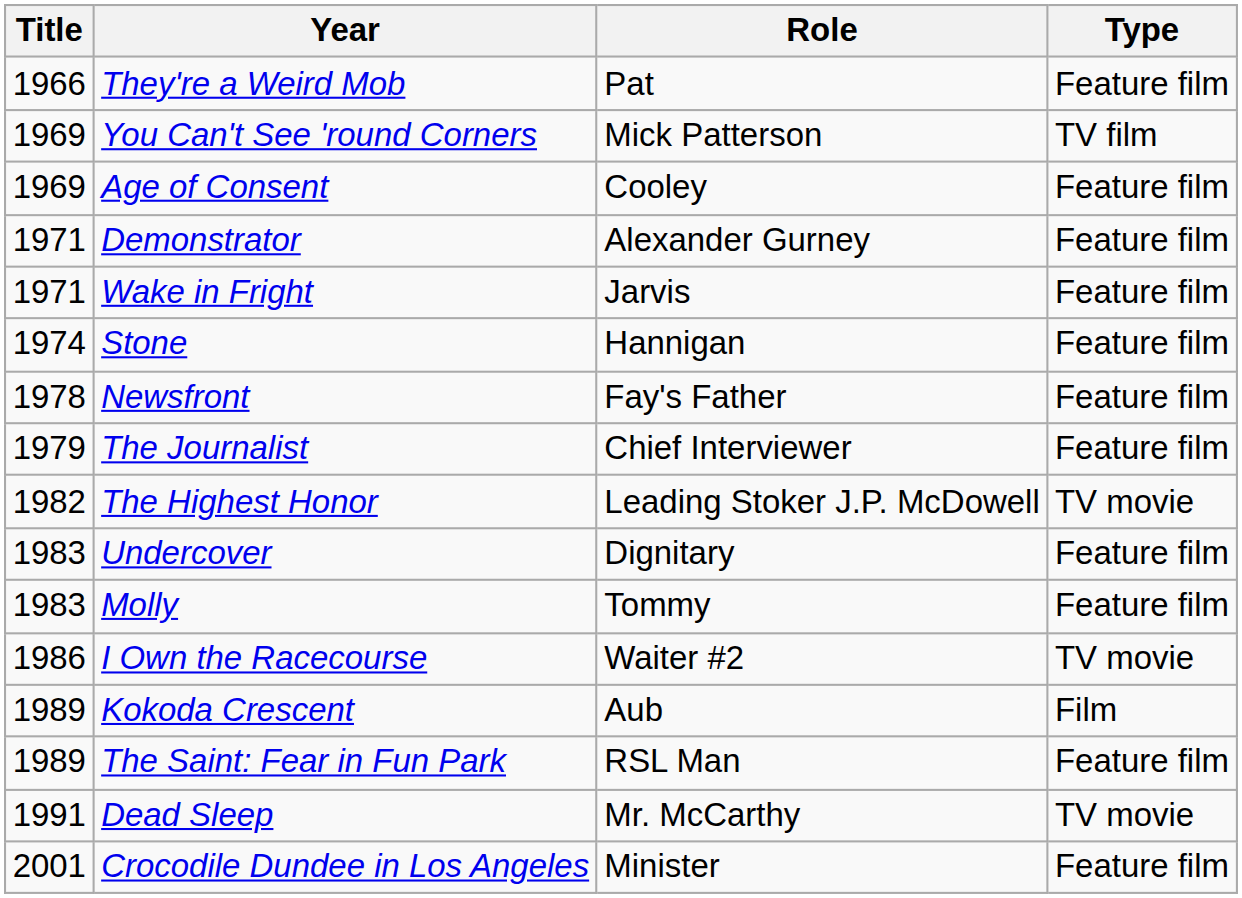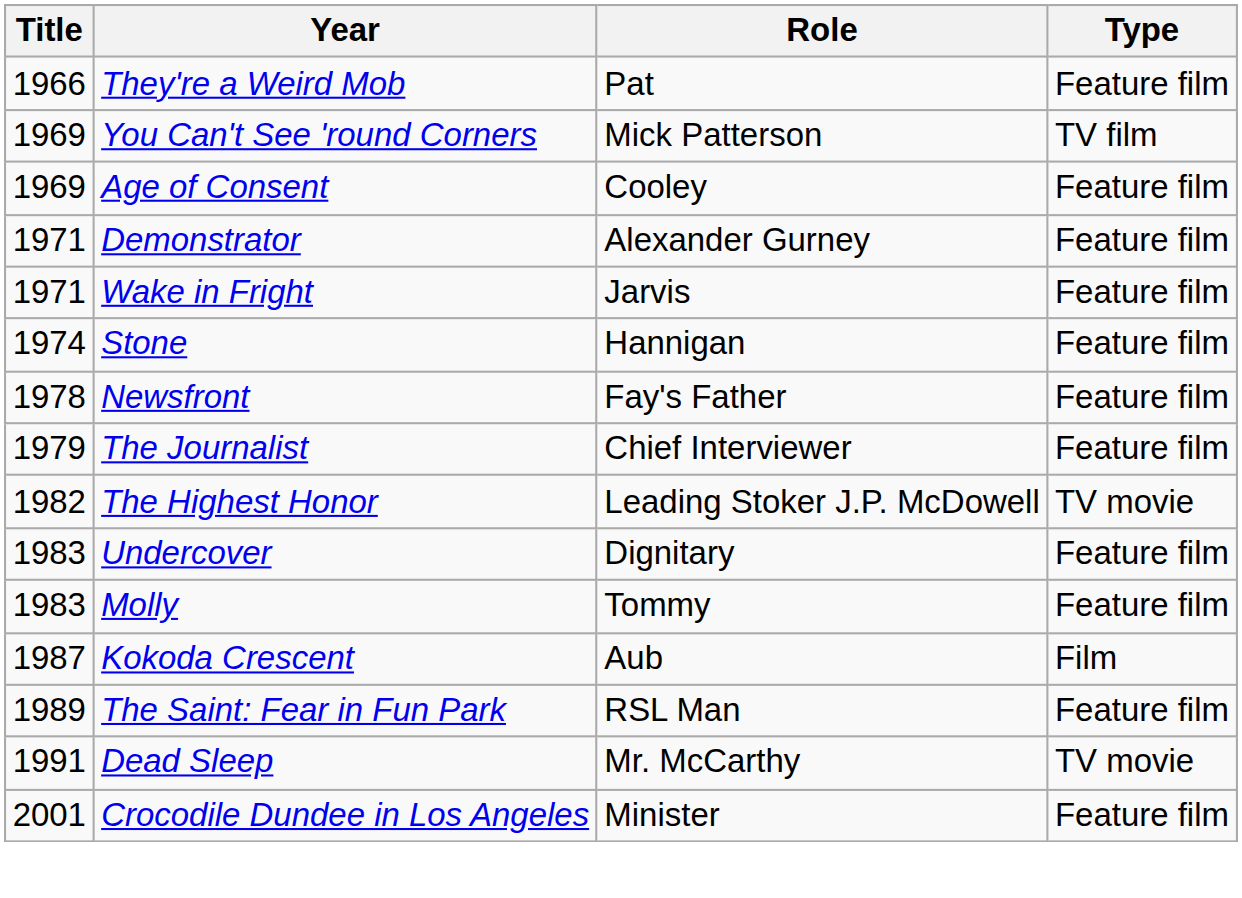- row: (264, 657)
(49, 710) 1989 -> (49, 657) 1987
